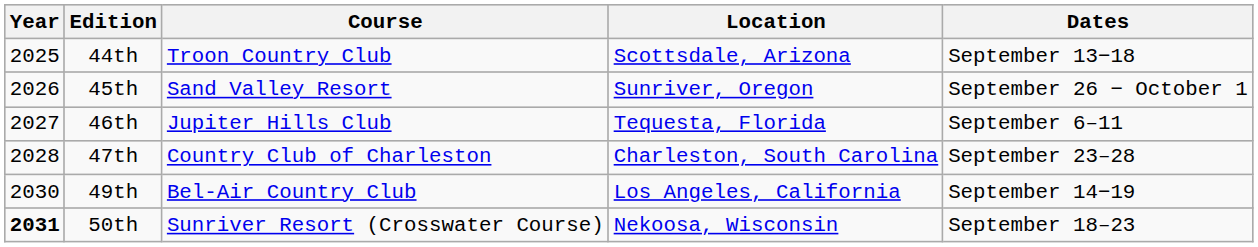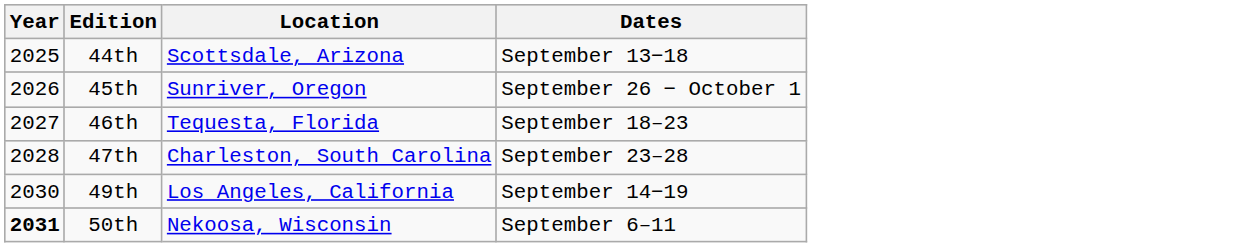- column: (385, 22)
(1036, 123) September 6–11 -> (595, 123) September 18–23
(1042, 225) September 18–23 -> (589, 225) September 6–11
